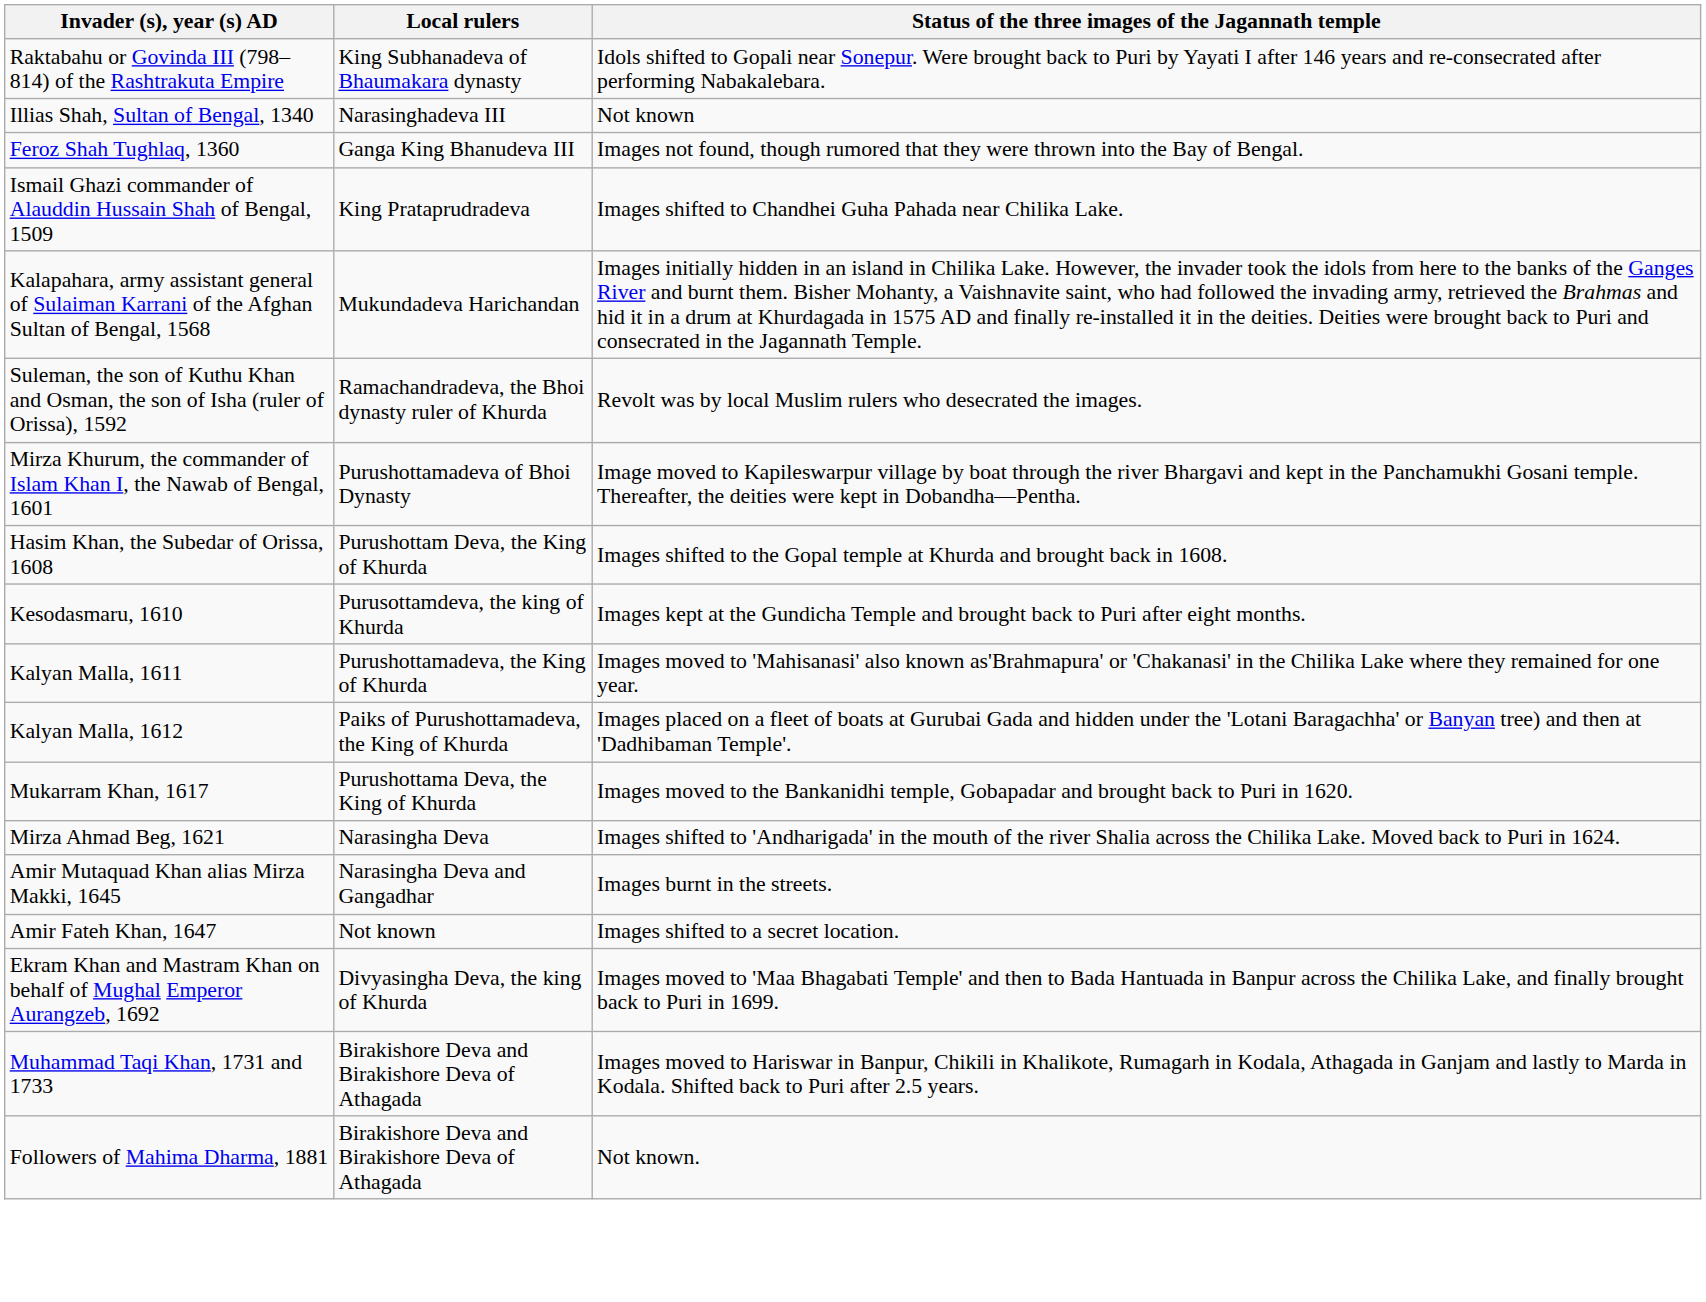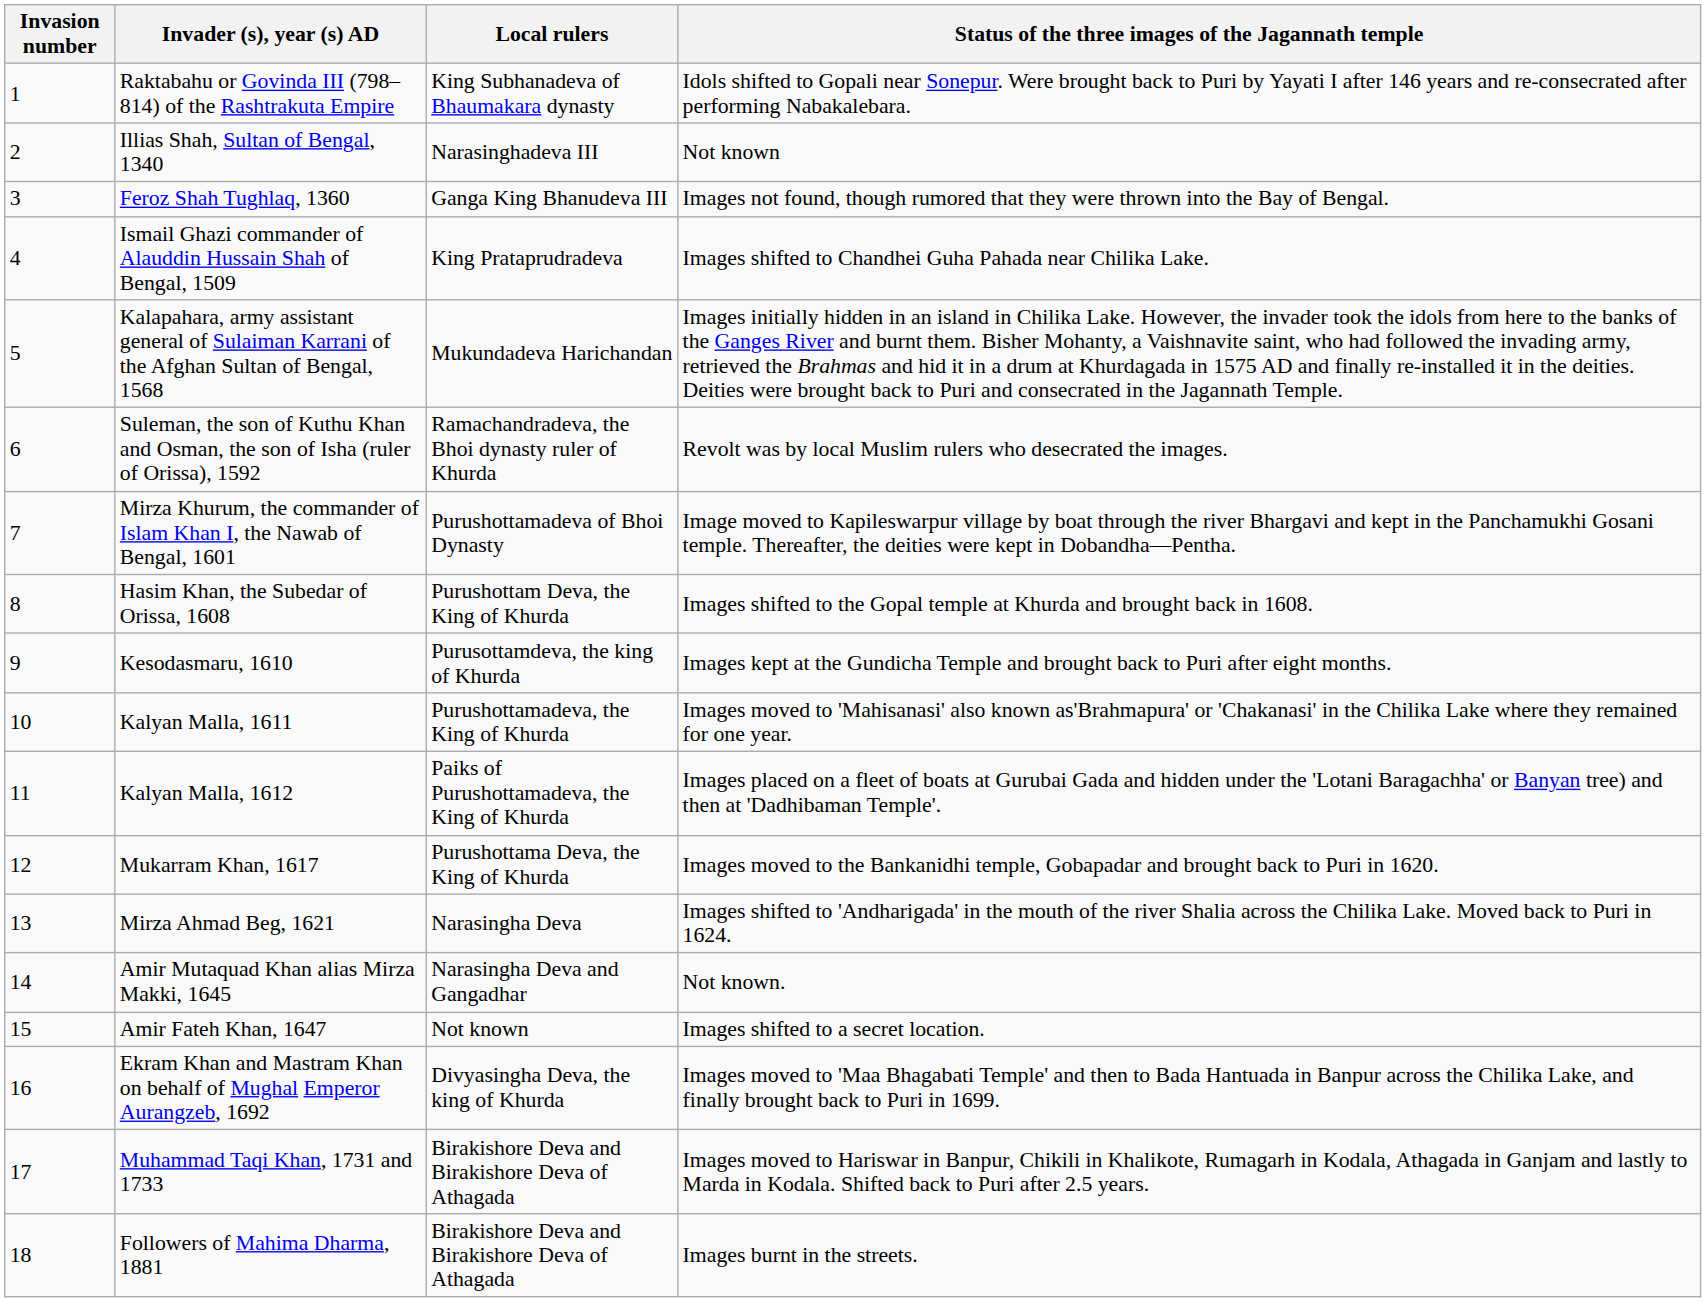+ column: (60, 33)
(715, 884) Images burnt in the streets. -> (734, 982) Not known.
(648, 1157) Not known. -> (800, 1254) Images burnt in the streets.
